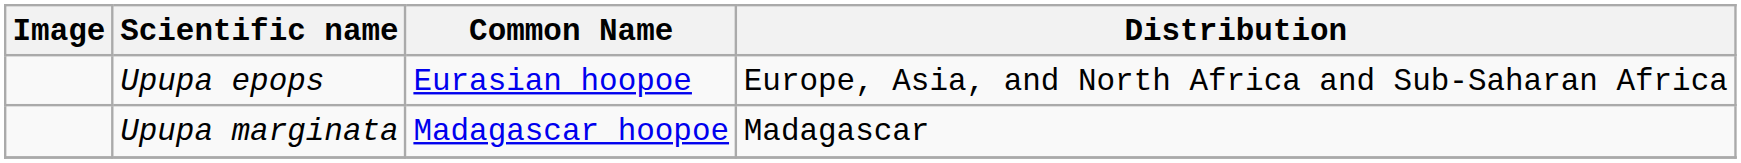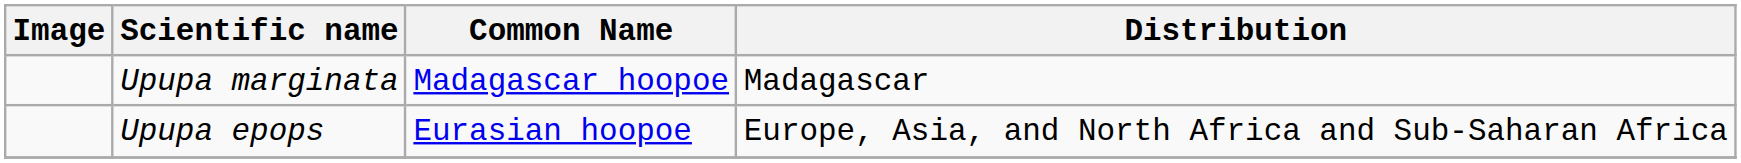rows swapped: (222, 81) <-> (259, 131)
